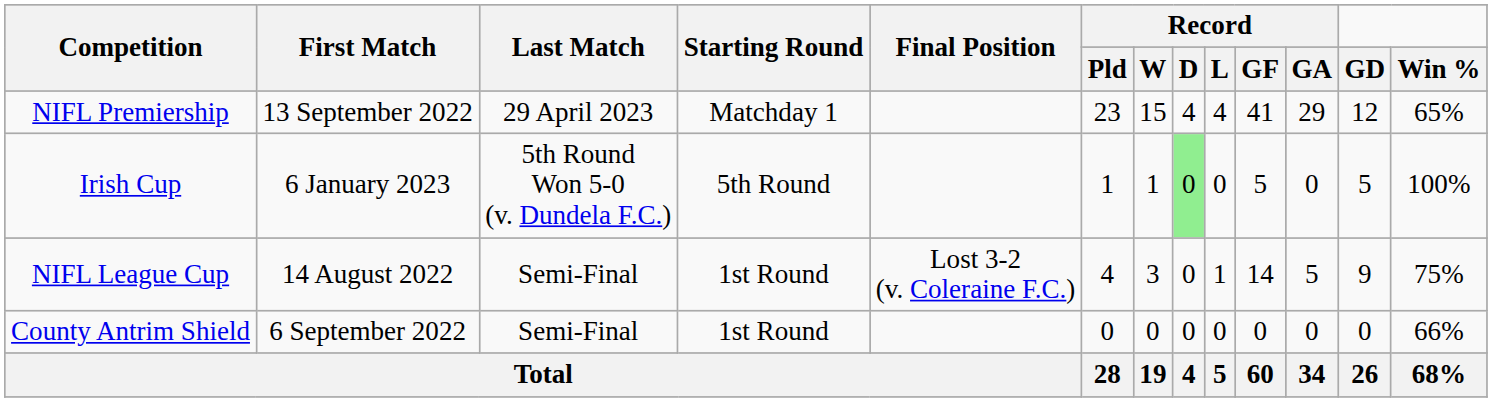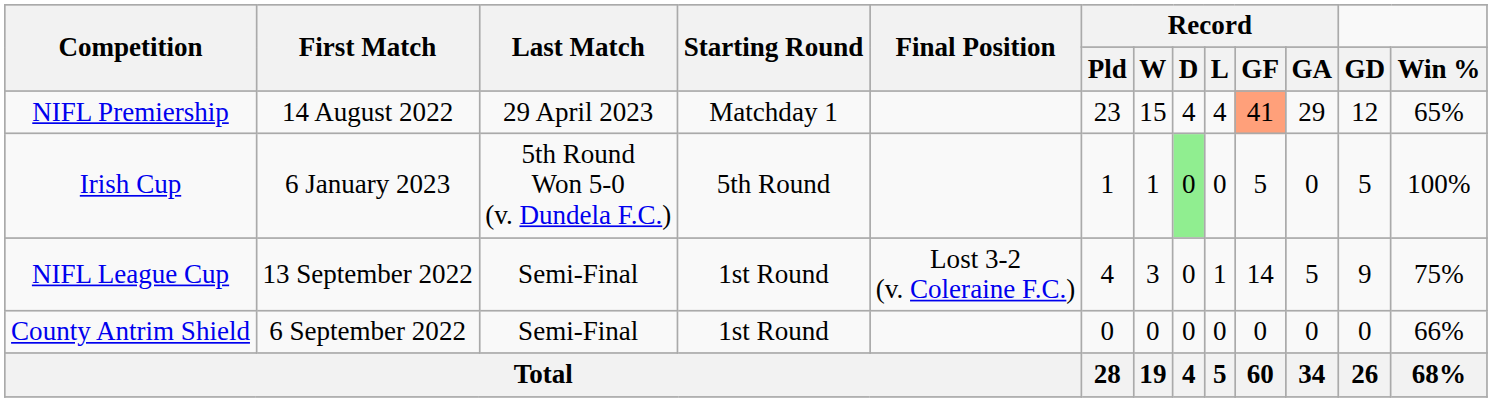(368, 111) 13 September 2022 -> (368, 111) 14 August 2022
(1260, 111) no background -> (1260, 111) lightsalmon background
(368, 273) 14 August 2022 -> (368, 273) 13 September 2022
